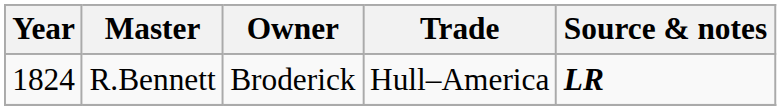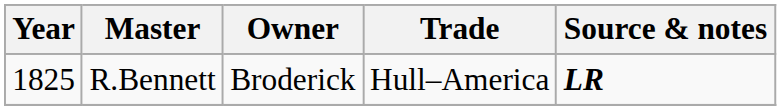(44, 79) 1824 -> (44, 79) 1825
